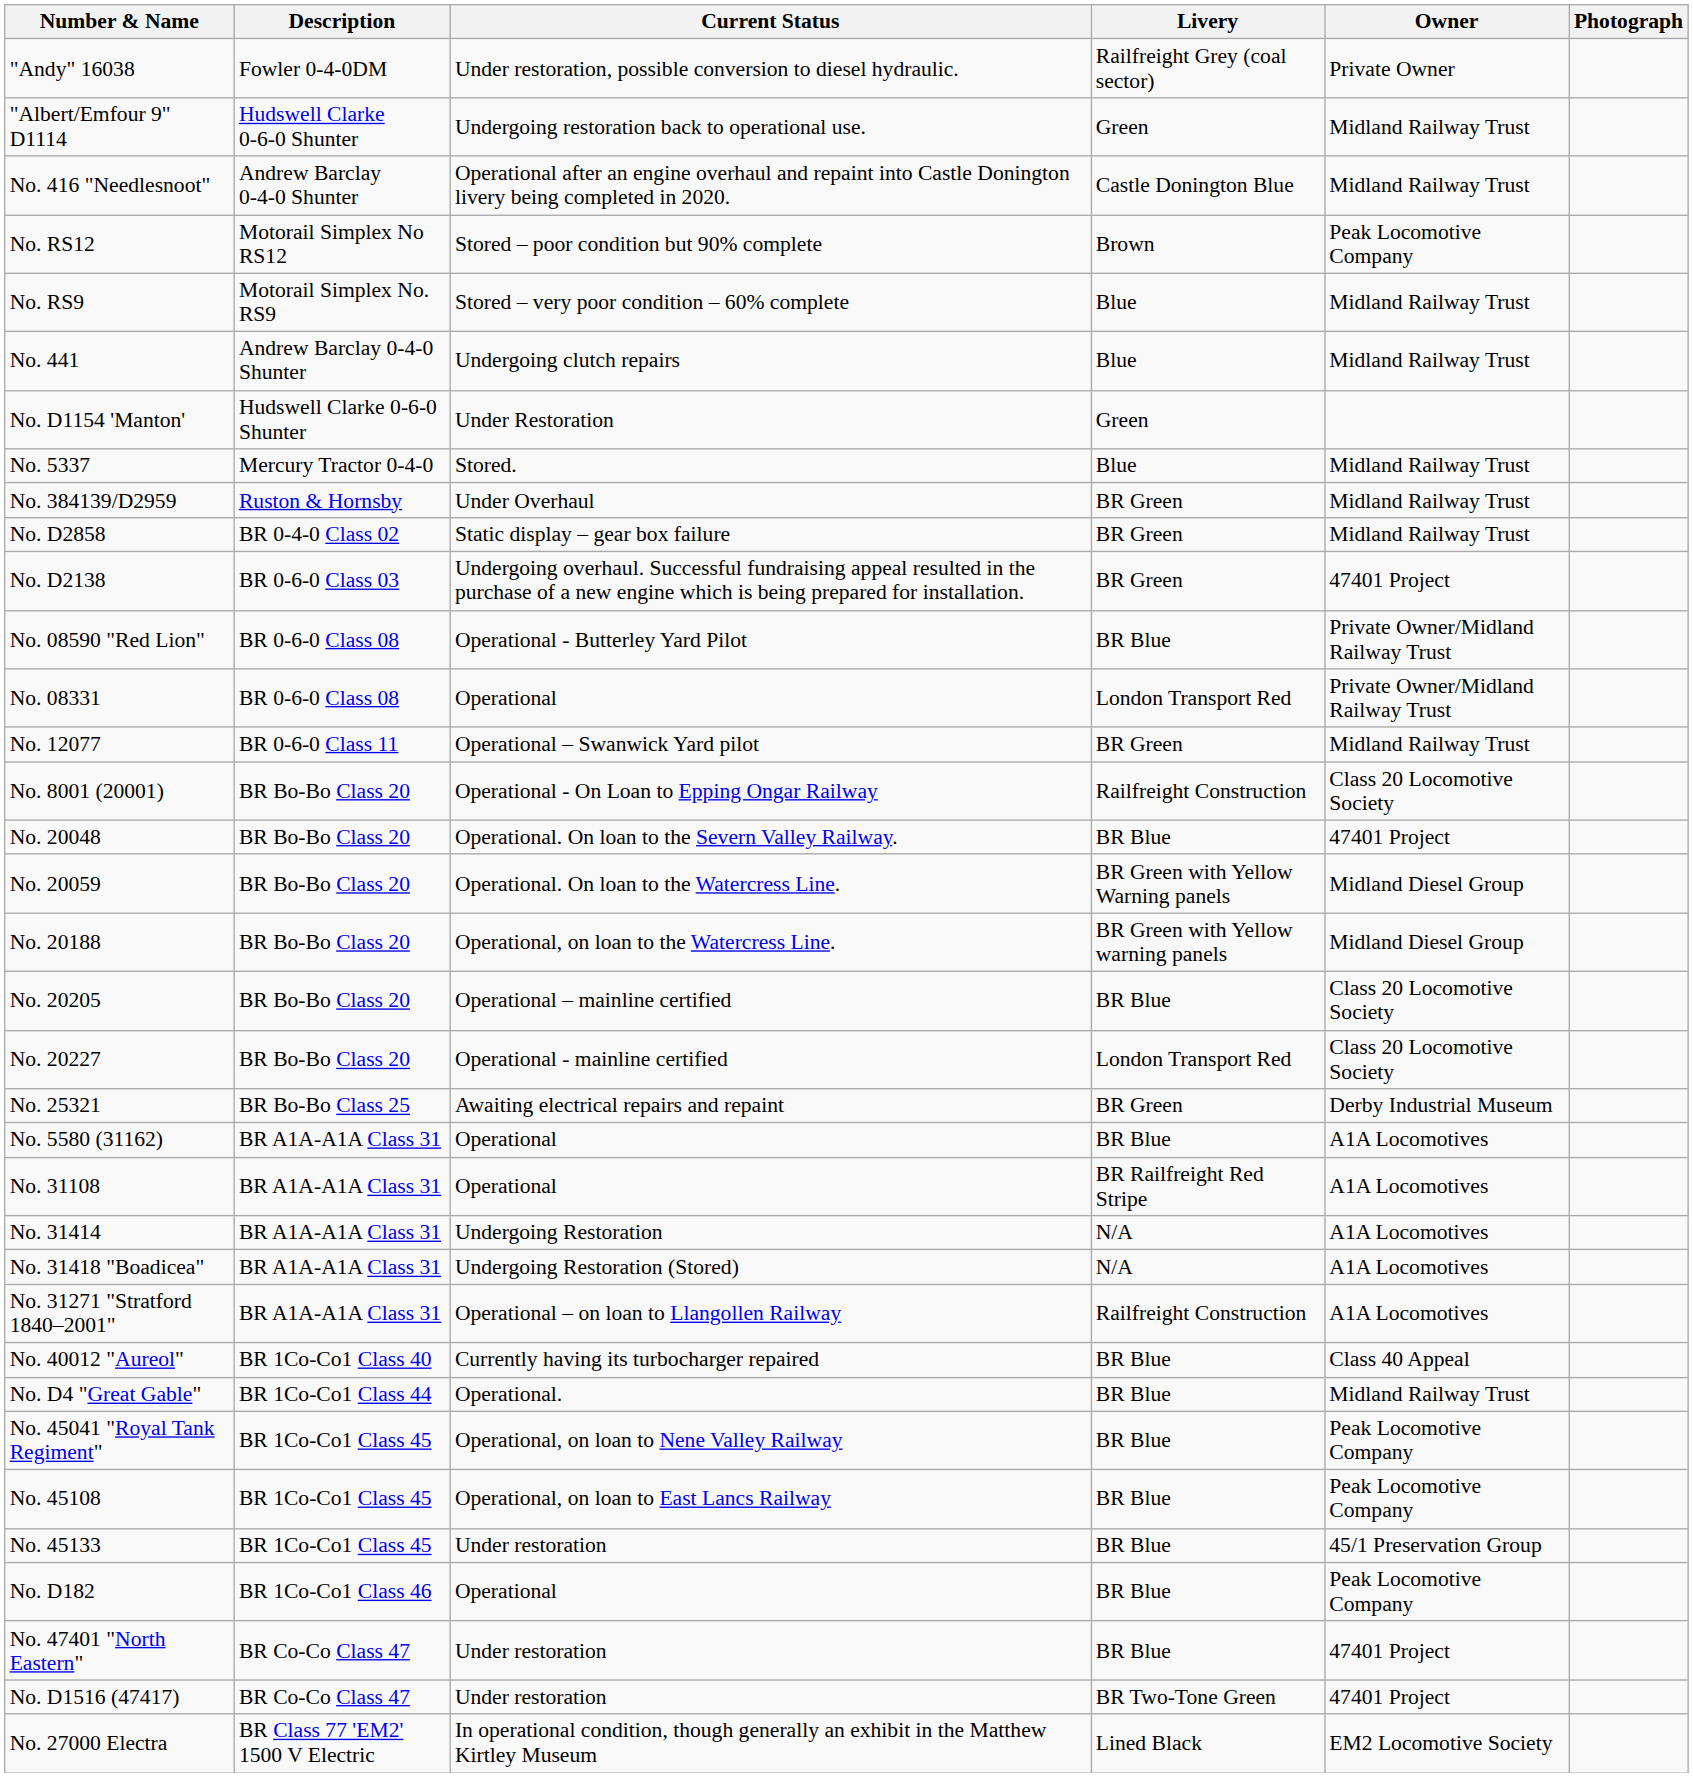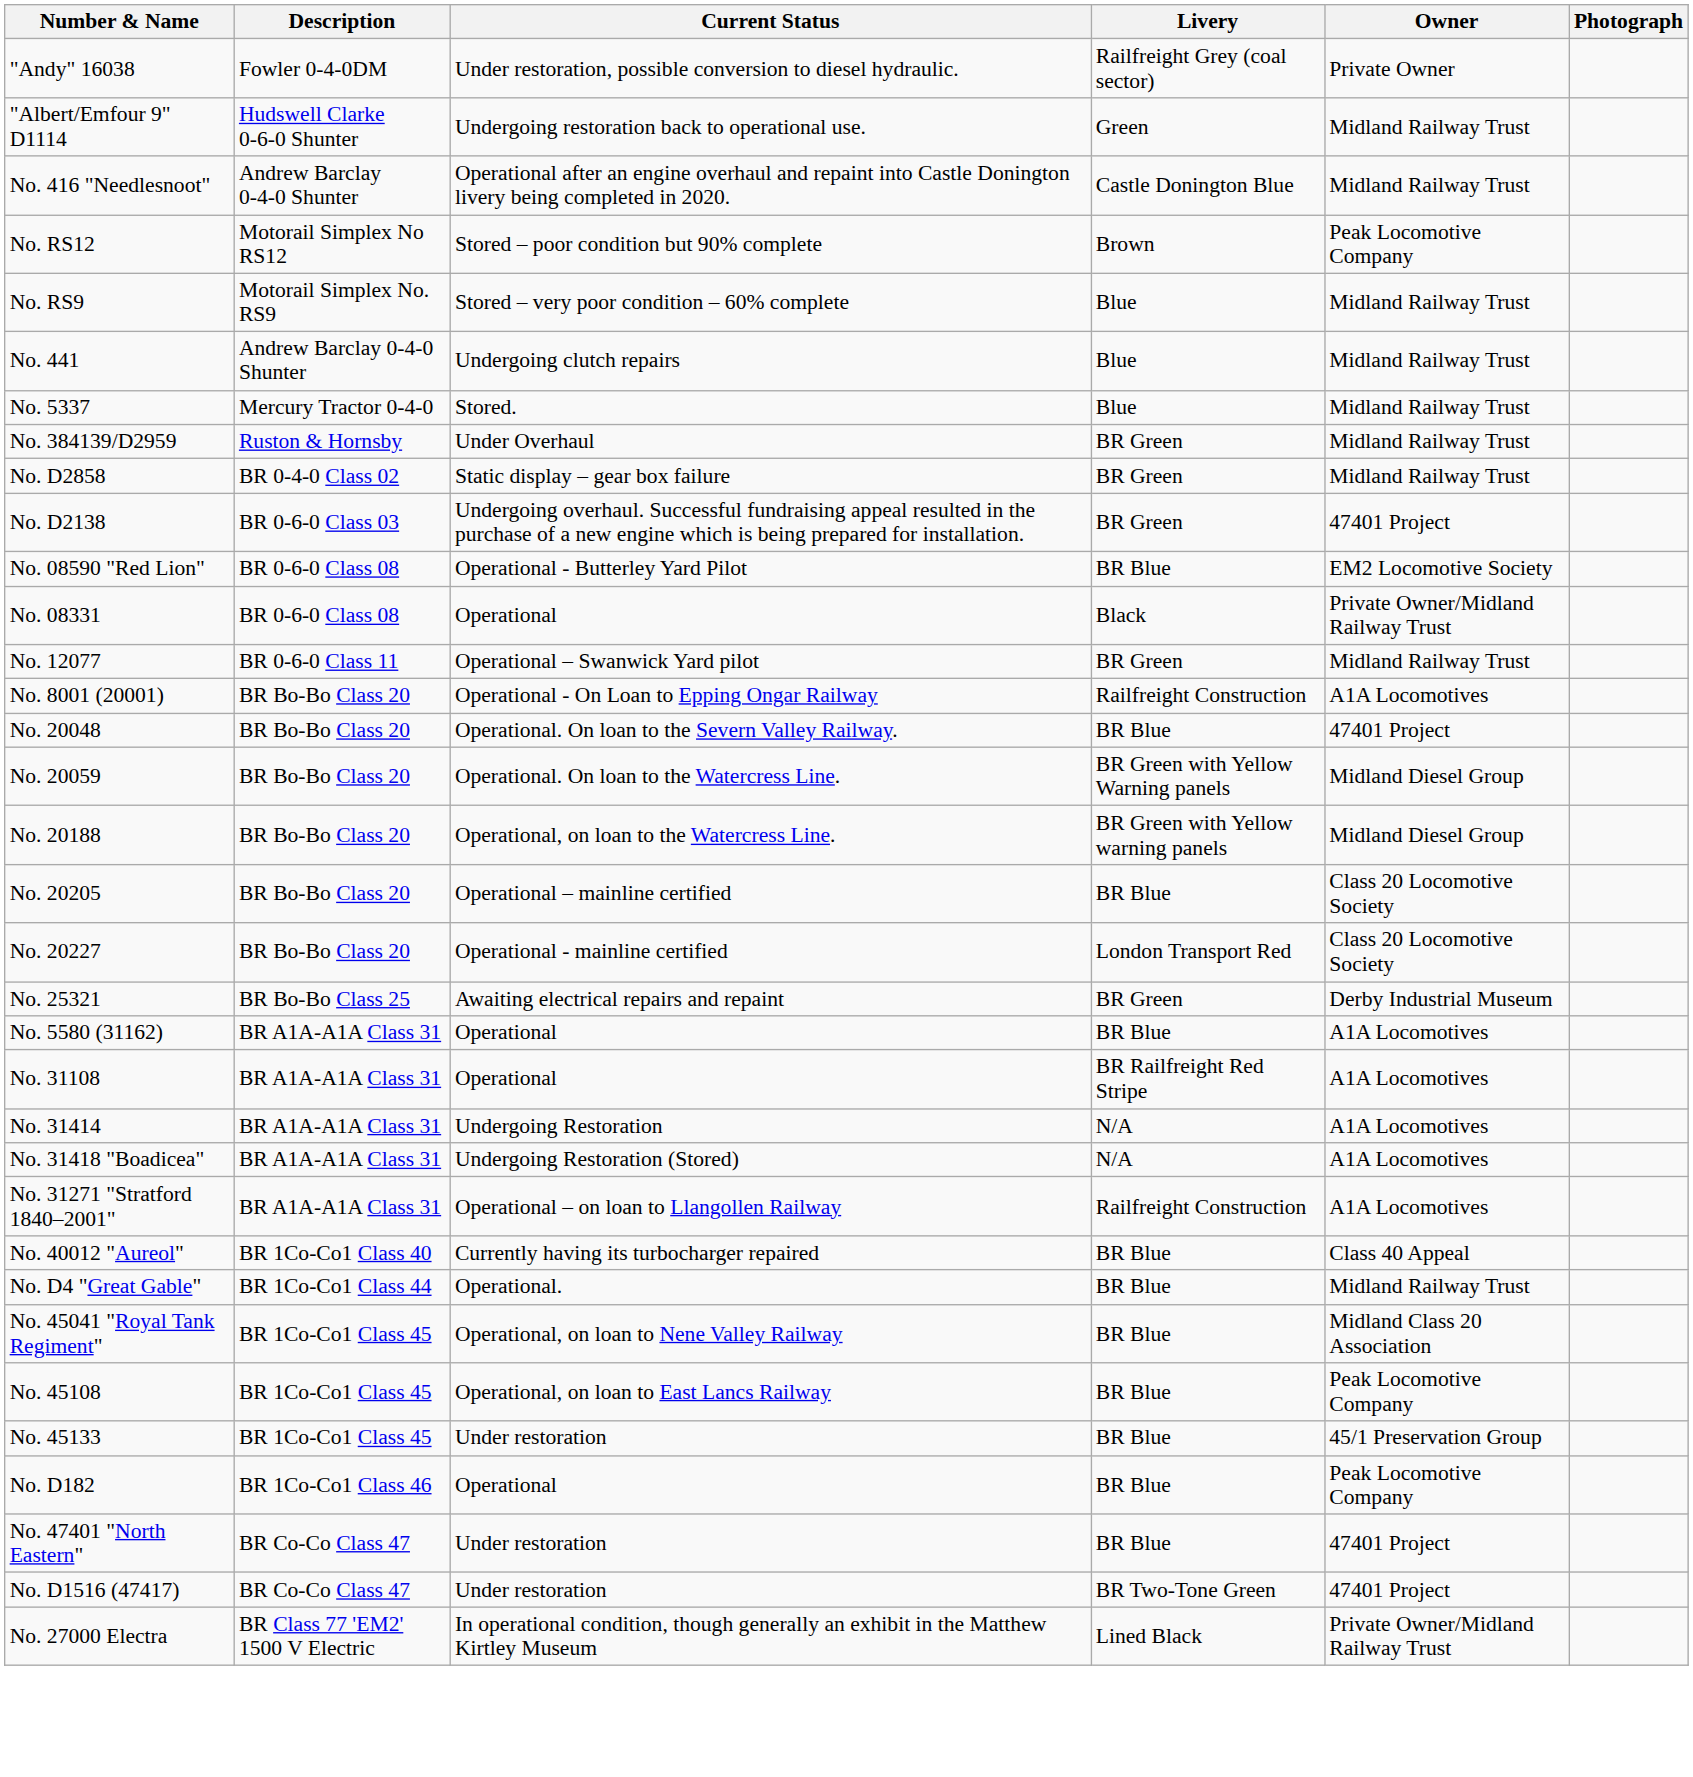- row: (97, 419)
(1432, 639) Private Owner/Midland Railway Trust -> (1441, 568) EM2 Locomotive Society
(1194, 697) London Transport Red -> (1121, 614) Black
(1421, 790) Class 20 Locomotive Society -> (1409, 695) A1A Locomotives
(1405, 1440) Peak Locomotive Company -> (1406, 1333) Midland Class 20 Association
(1441, 1743) EM2 Locomotive Society -> (1432, 1635) Private Owner/Midland Railway Trust
